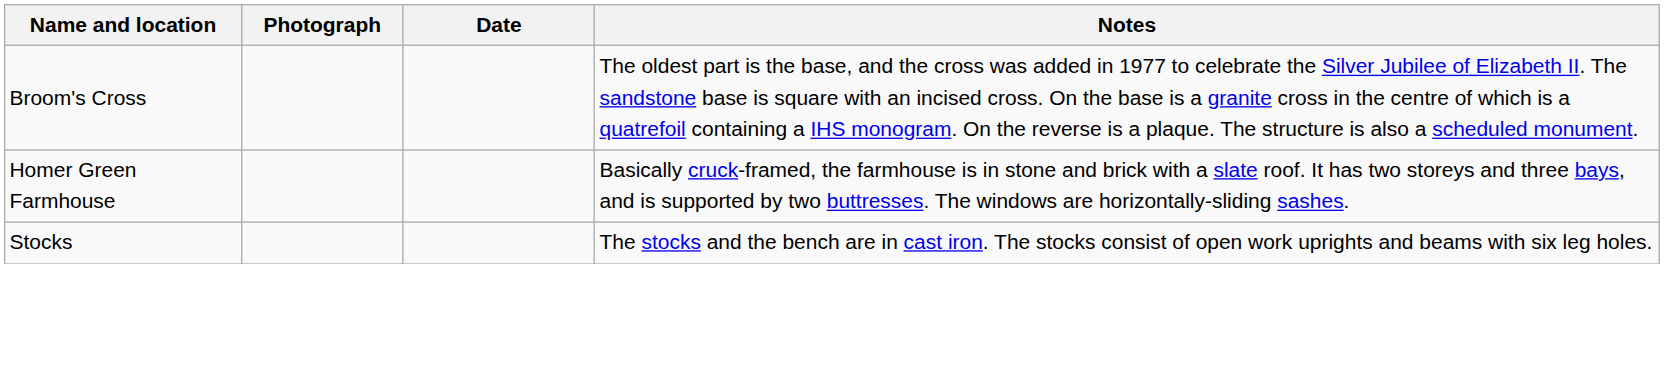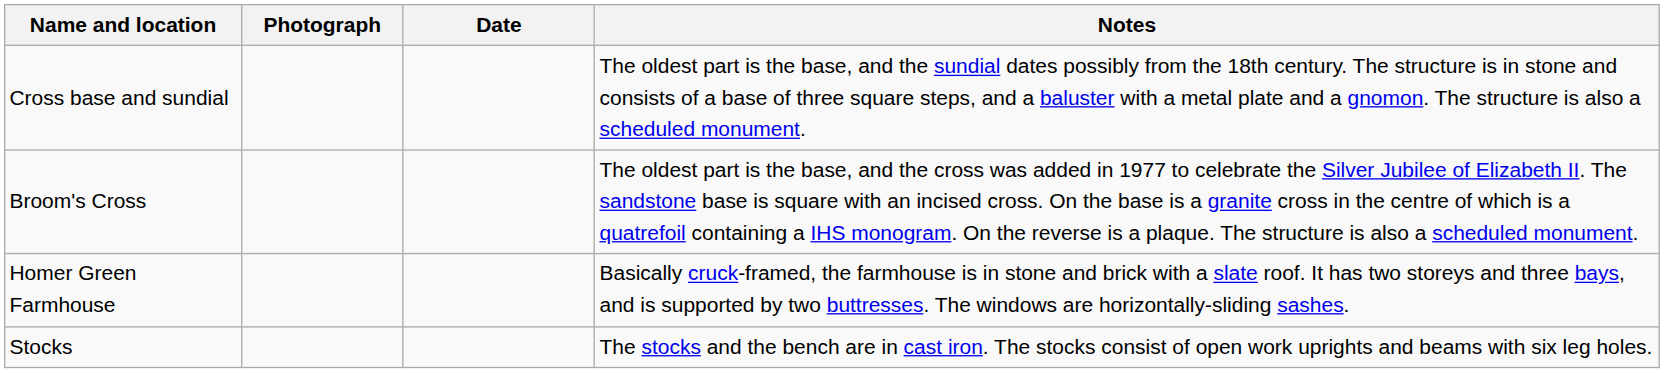+ row: (119, 97)
